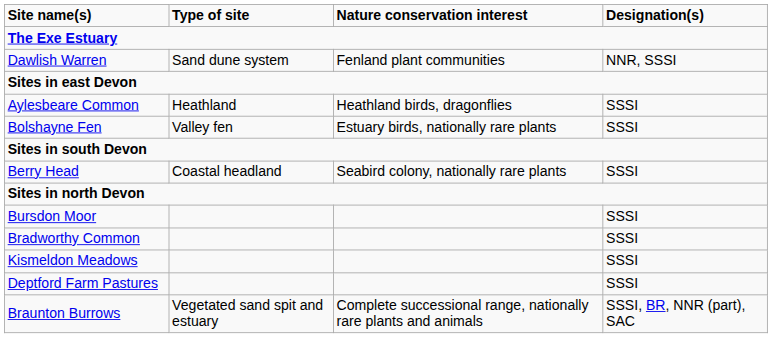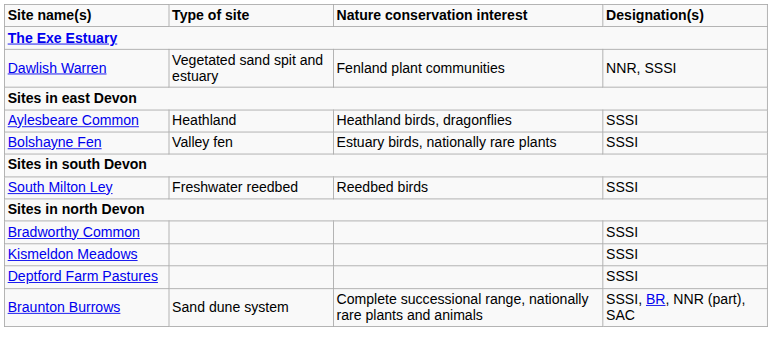(230, 60) Sand dune system -> (248, 68) Vegetated sand spit and estuary
- row: (43, 171)
+ row: (60, 187)
- row: (52, 216)
(248, 313) Vegetated sand spit and estuary -> (230, 307) Sand dune system
